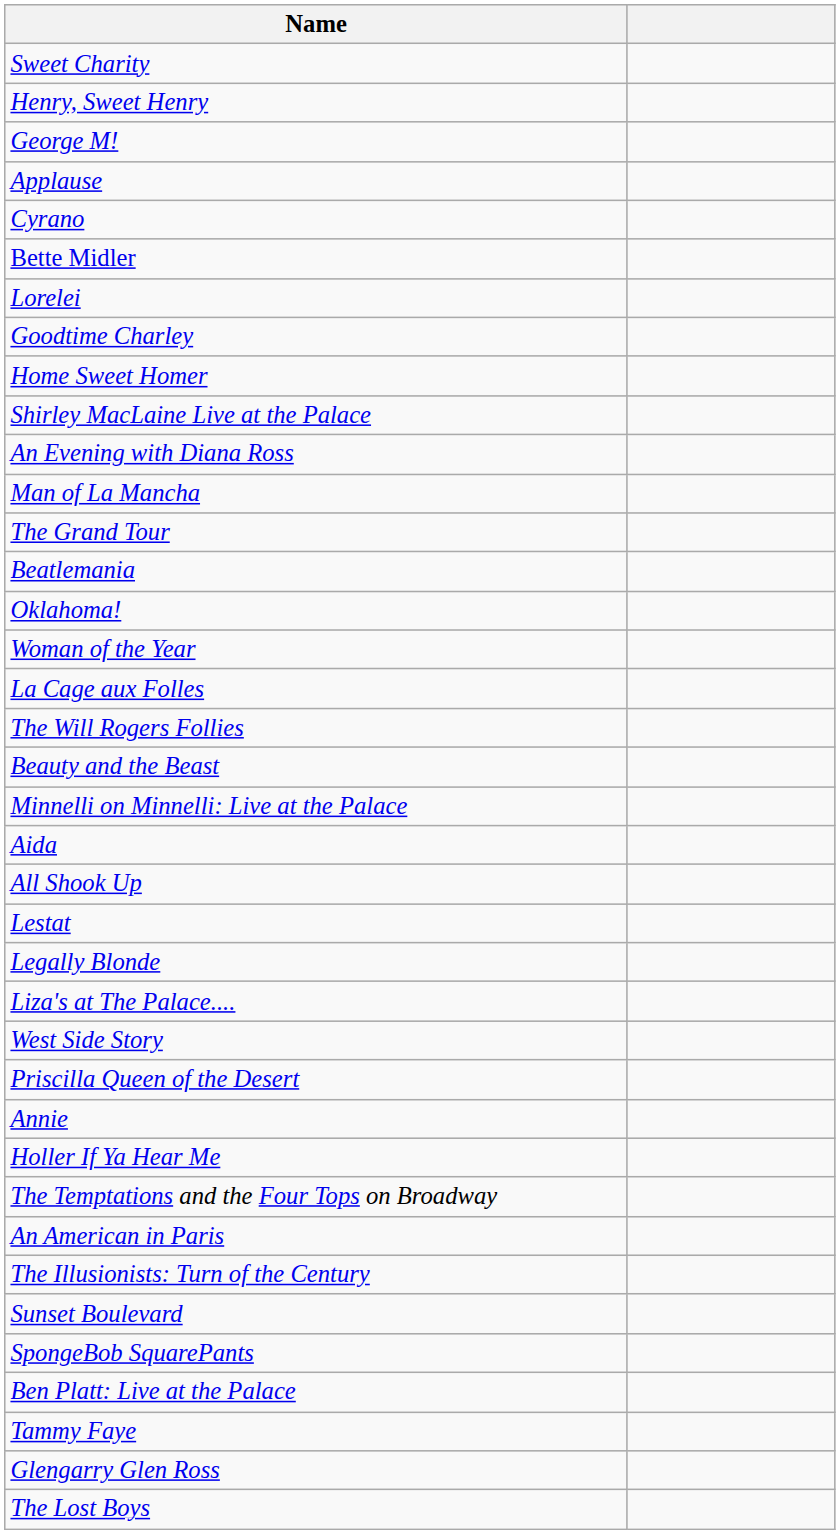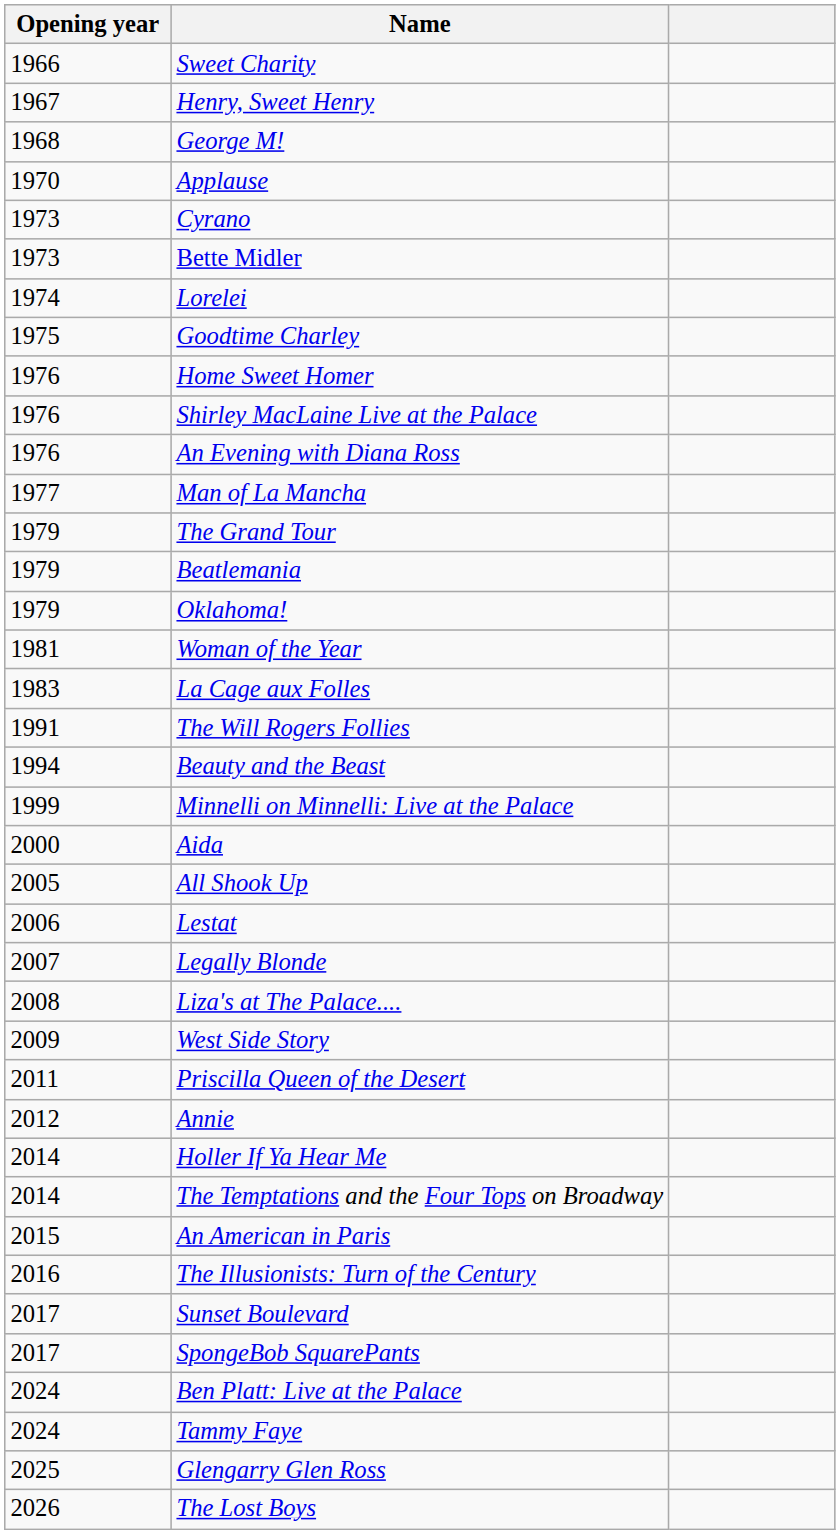+ column: (88, 24)
